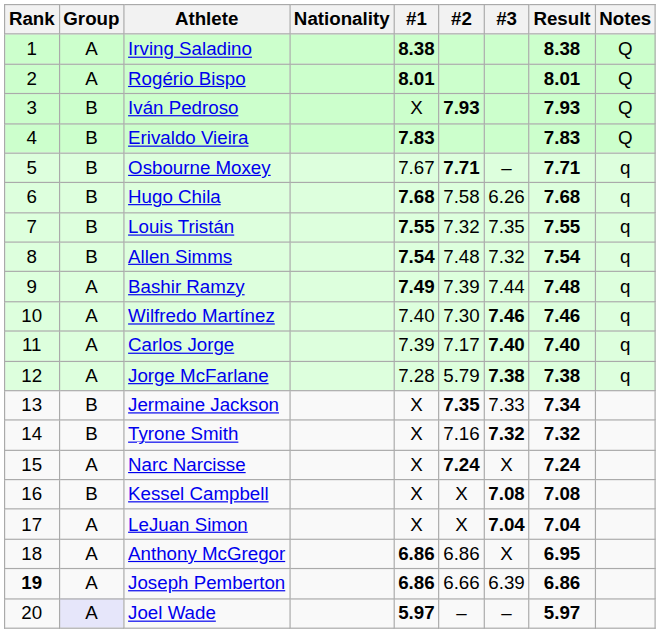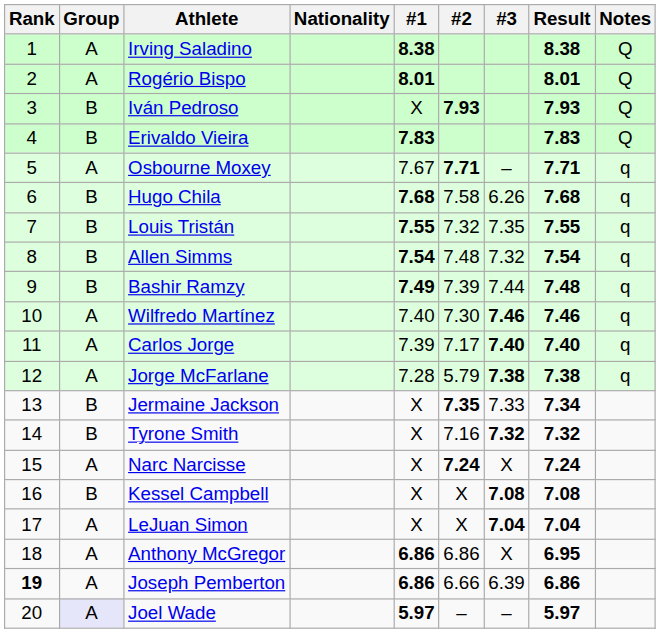(91, 167) B -> (91, 167) A
(91, 286) A -> (91, 286) B
